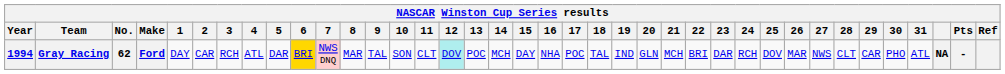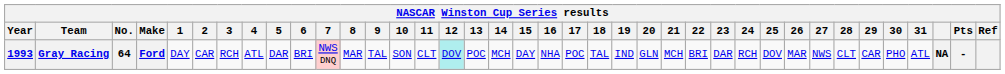(20, 54) 1994 -> (20, 54) 1993
(124, 54) 62 -> (124, 54) 64
(303, 54) gold background -> (303, 54) no background
